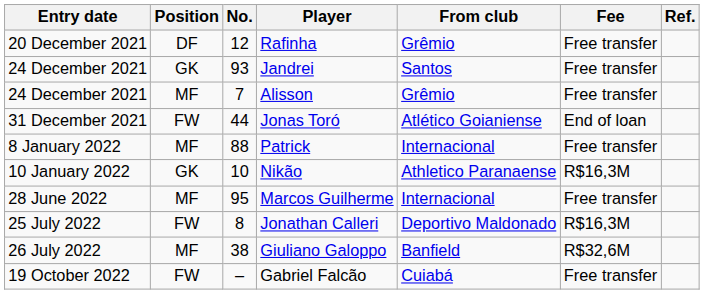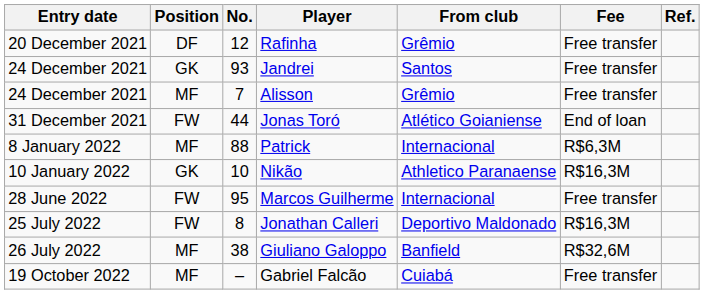(611, 146) Free transfer -> (592, 146) R$6,3M
(187, 198) MF -> (187, 198) FW
(187, 276) FW -> (187, 276) MF
